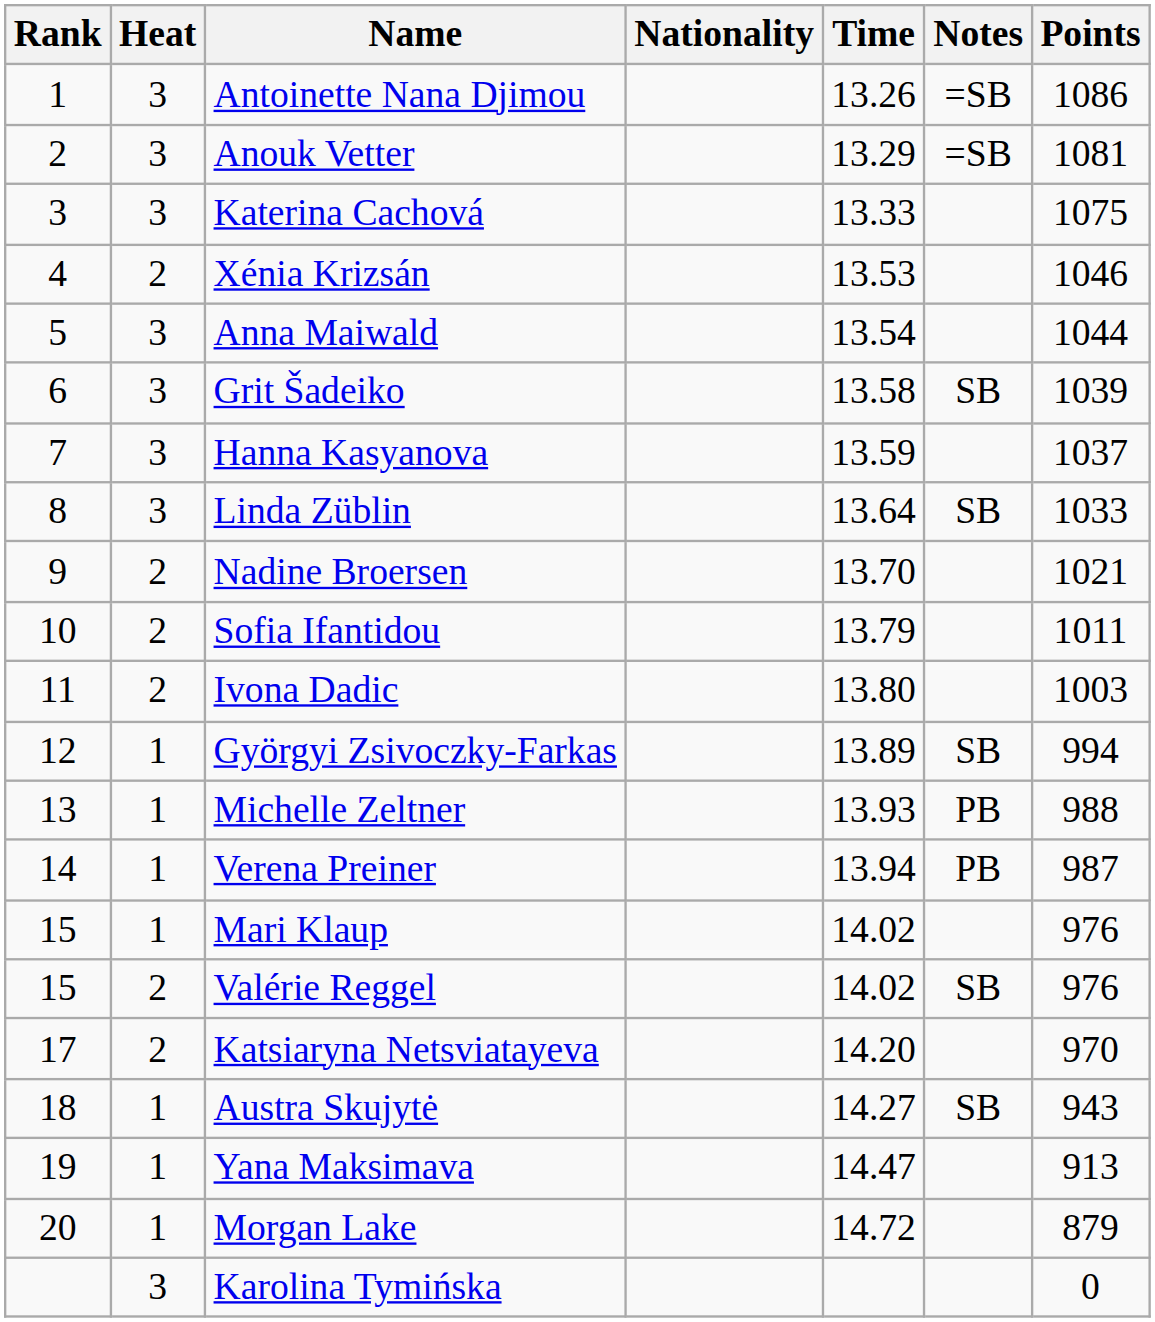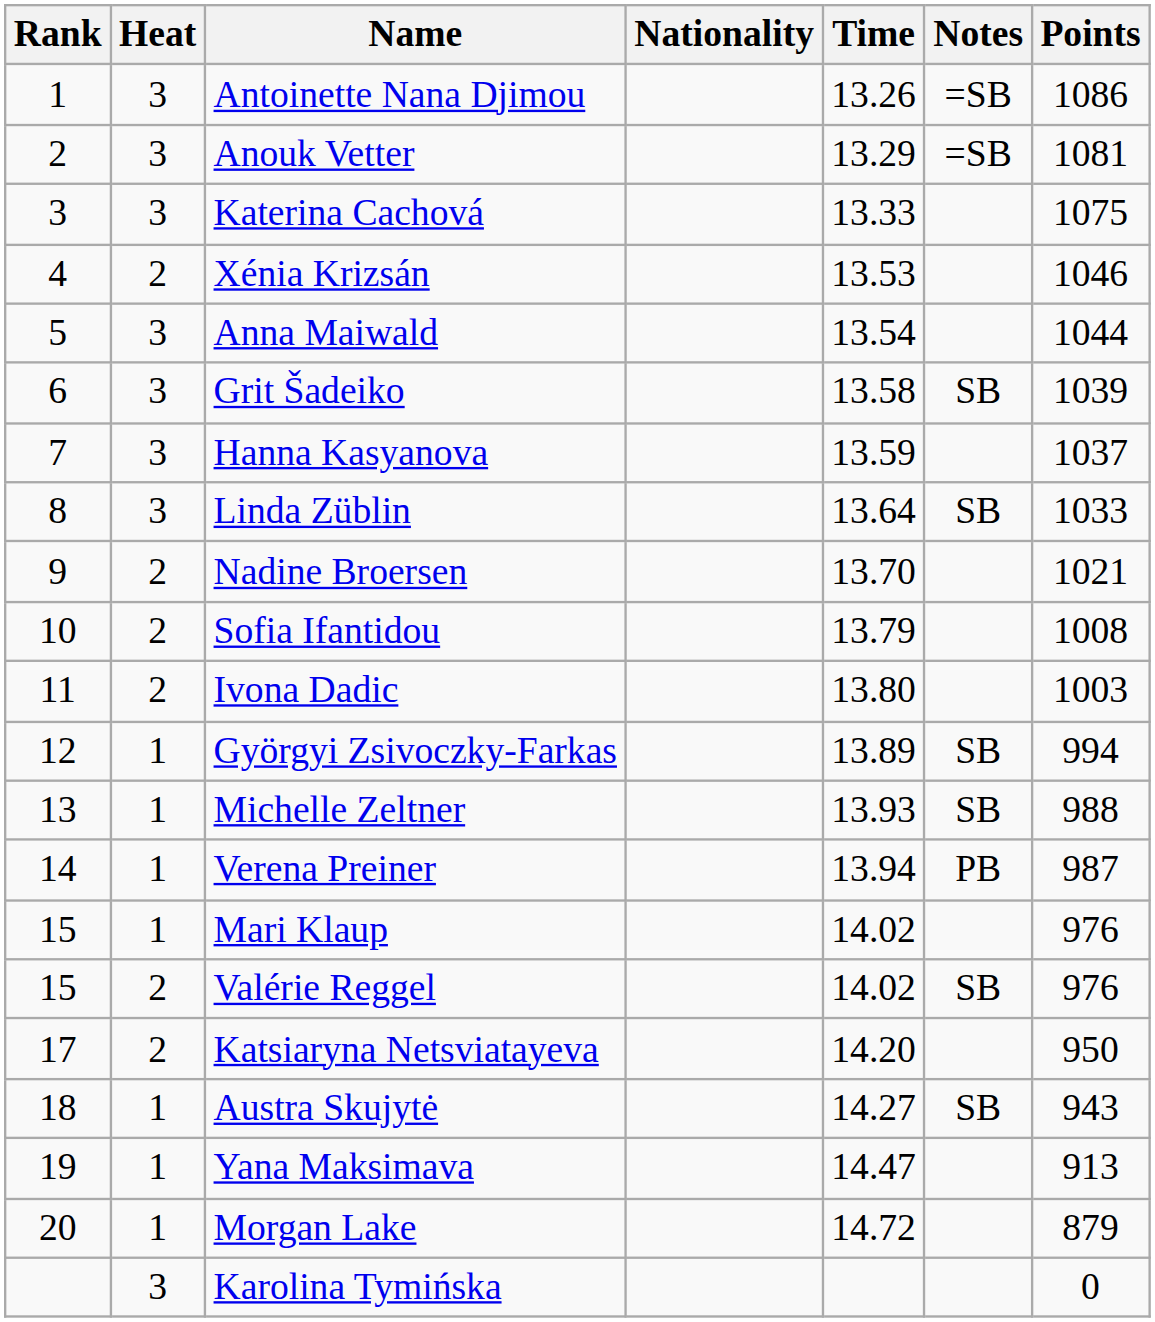(1091, 630) 1011 -> (1091, 630) 1008
(978, 809) PB -> (978, 809) SB
(1091, 1048) 970 -> (1091, 1048) 950
